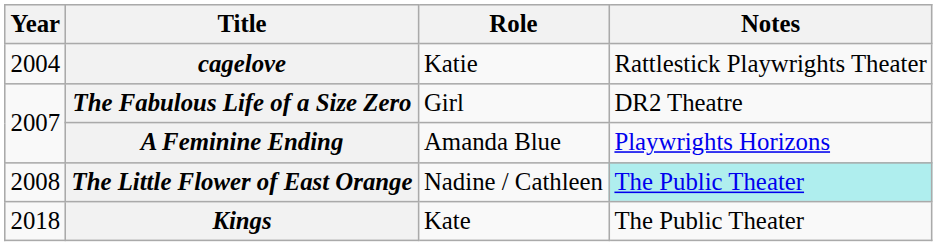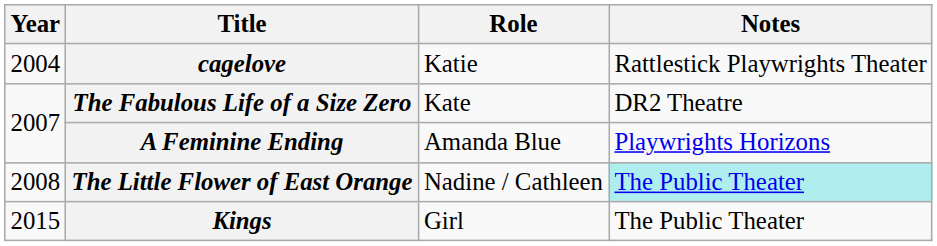(444, 102) Girl -> (447, 102) Kate
(35, 220) 2018 -> (35, 220) 2015
(447, 220) Kate -> (444, 220) Girl
